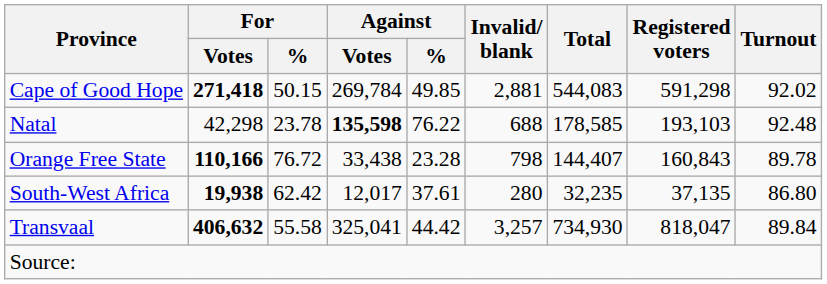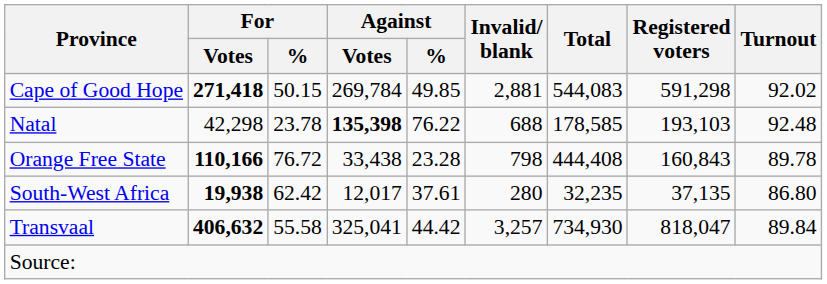(367, 124) 135,598 -> (367, 124) 135,398
(587, 158) 144,407 -> (587, 158) 444,408
